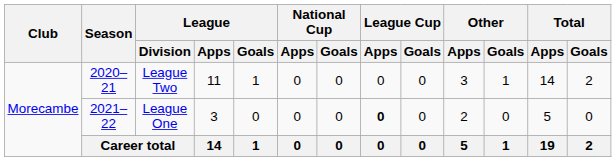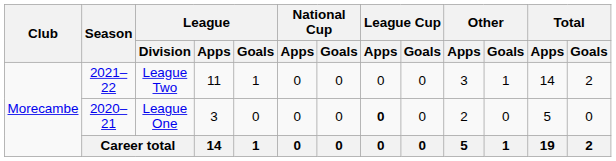(109, 80) 2020–21 -> (109, 80) 2021–22
(109, 116) 2021–22 -> (109, 116) 2020–21
